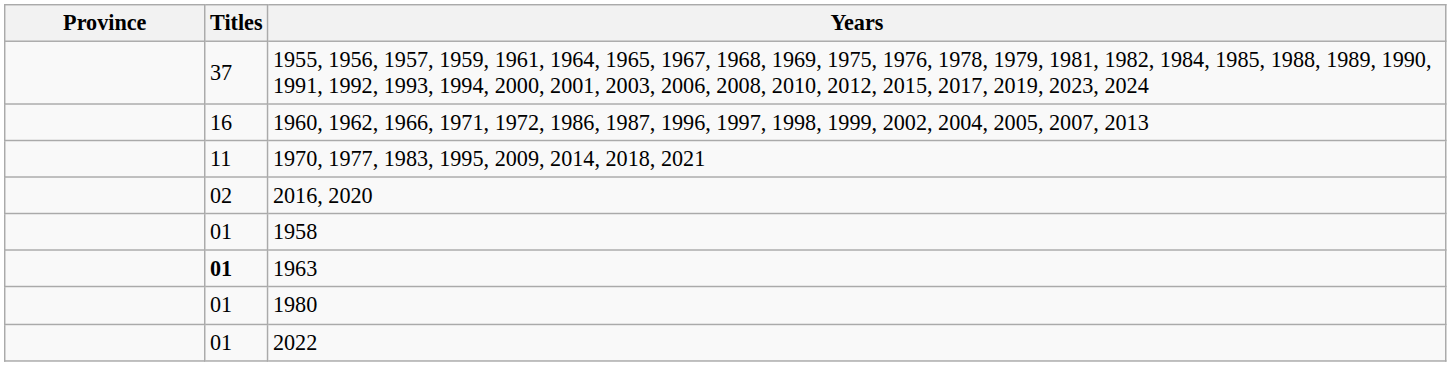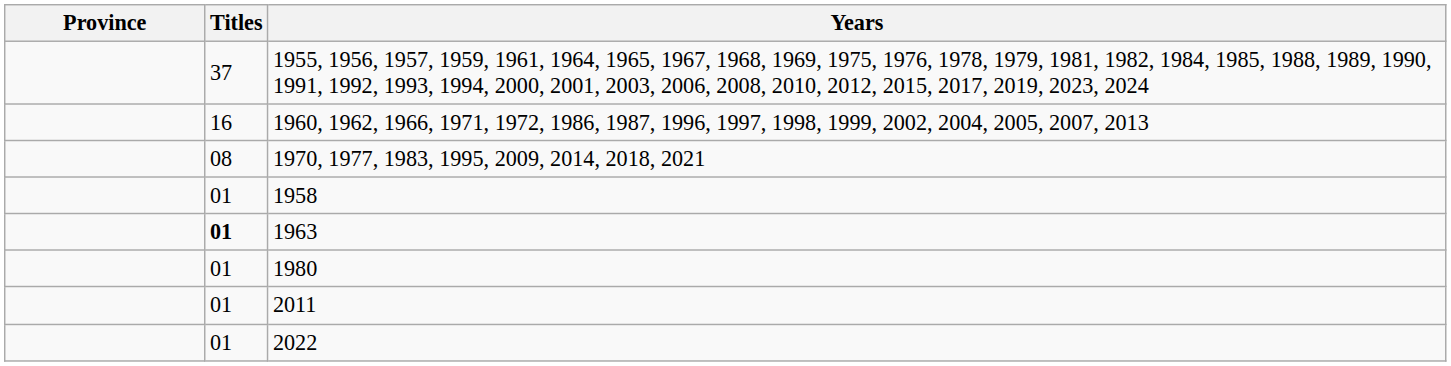(221, 159) 11 -> (221, 159) 08
- row: (323, 195)
+ row: (295, 305)
